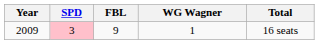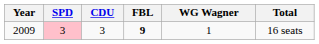+ column: (102, 13)
(116, 30) normal -> (143, 30) bold
